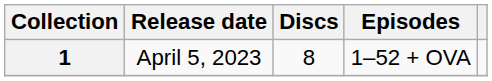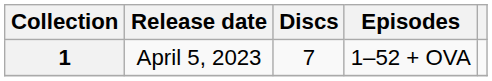(309, 57) 8 -> (309, 57) 7
